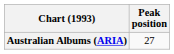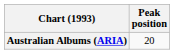(149, 40) 27 -> (149, 40) 20
